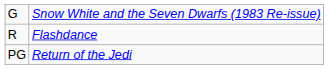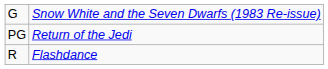rows swapped: (17, 54) <-> (12, 34)
